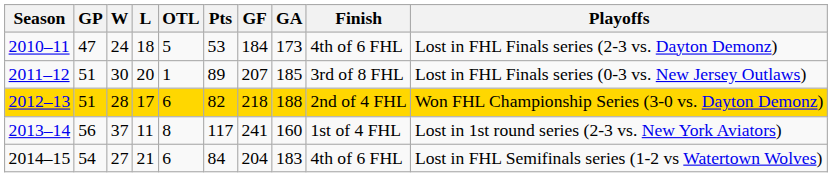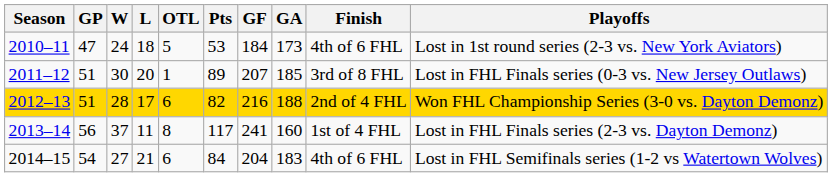(596, 46) Lost in FHL Finals series (2-3 vs. Dayton Demonz) -> (598, 46) Lost in 1st round series (2-3 vs. New York Aviators)
(255, 102) 218 -> (255, 102) 216
(598, 130) Lost in 1st round series (2-3 vs. New York Aviators) -> (596, 130) Lost in FHL Finals series (2-3 vs. Dayton Demonz)
